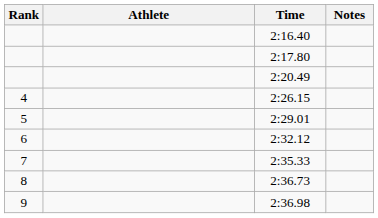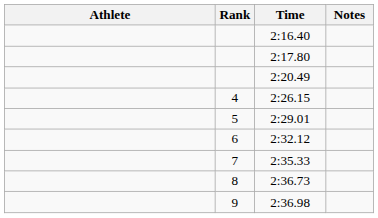columns swapped: (24, 14) <-> (149, 14)
